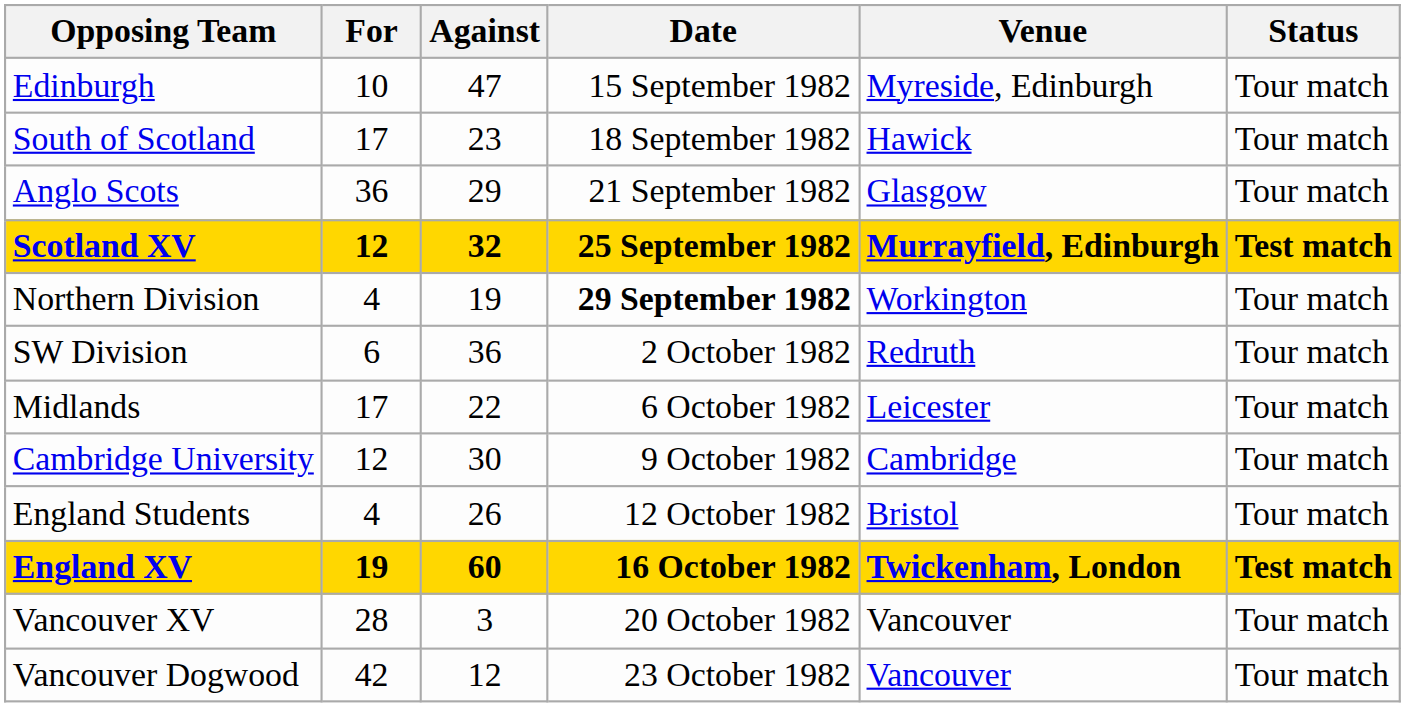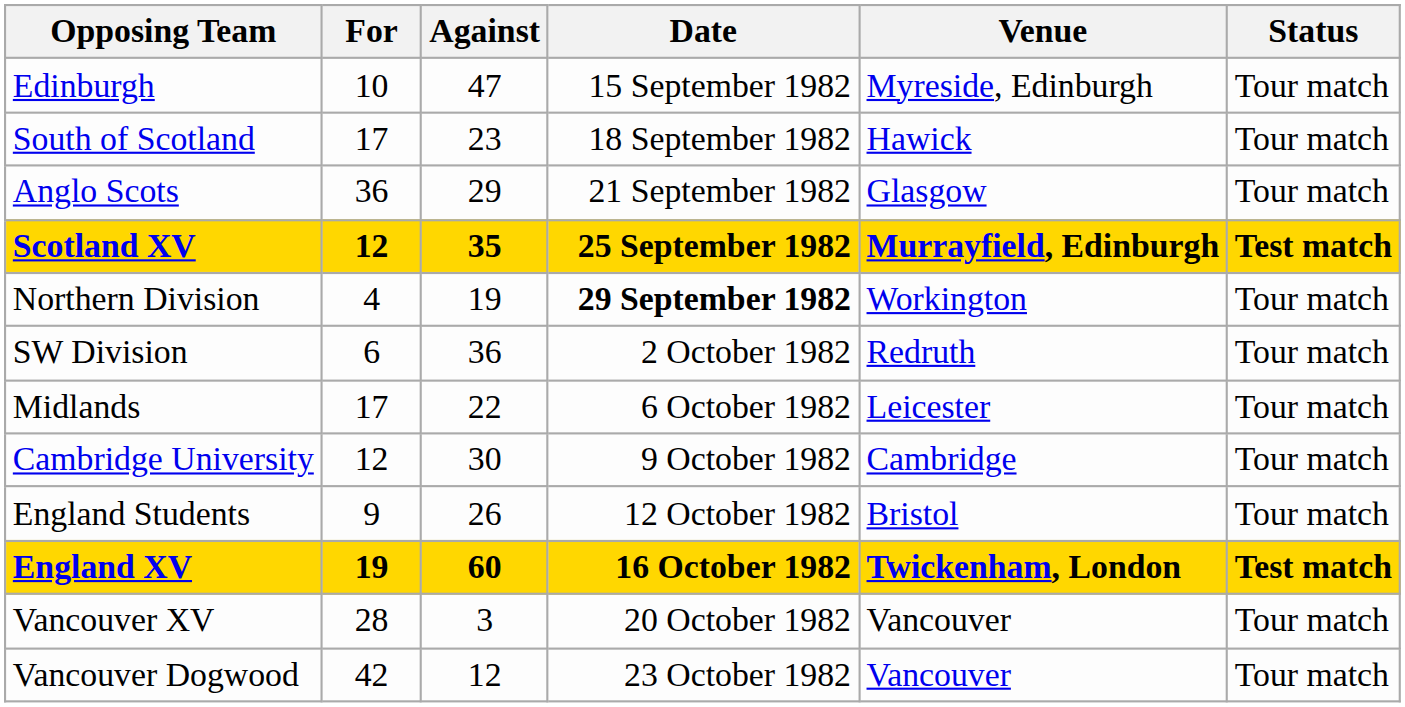(485, 245) 32 -> (485, 245) 35
(372, 513) 4 -> (372, 513) 9
